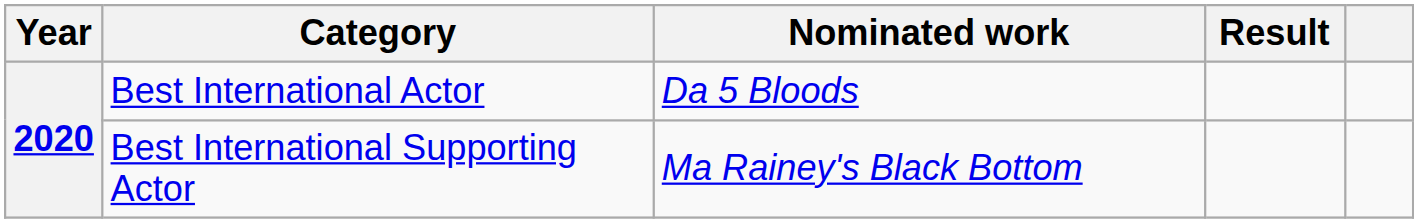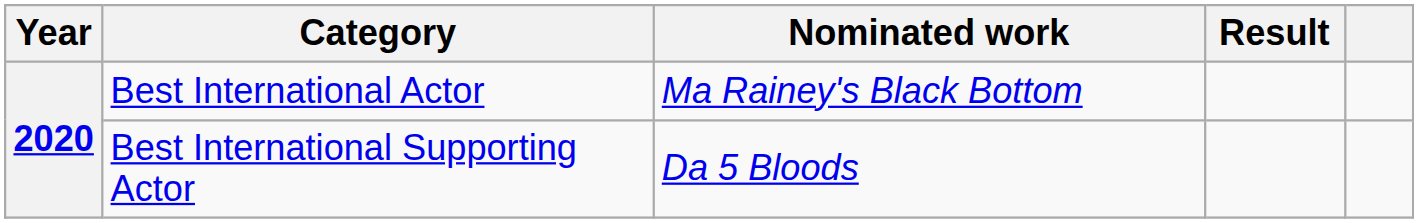(760, 90) Da 5 Bloods -> (872, 90) Ma Rainey's Black Bottom
(872, 168) Ma Rainey's Black Bottom -> (760, 168) Da 5 Bloods
